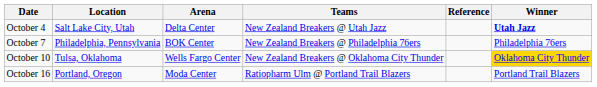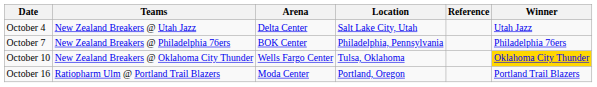columns swapped: (344, 12) <-> (108, 12)
(515, 27) bold -> (513, 27) normal
